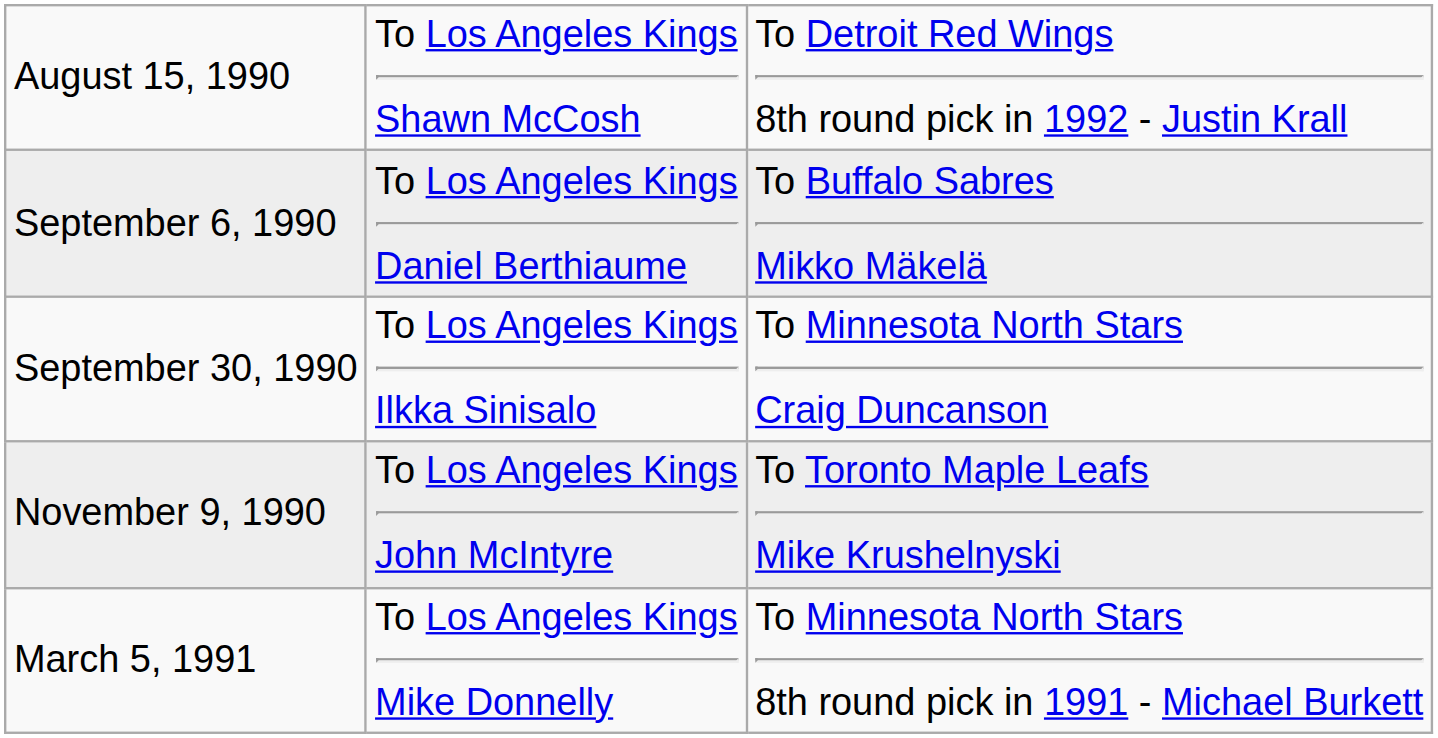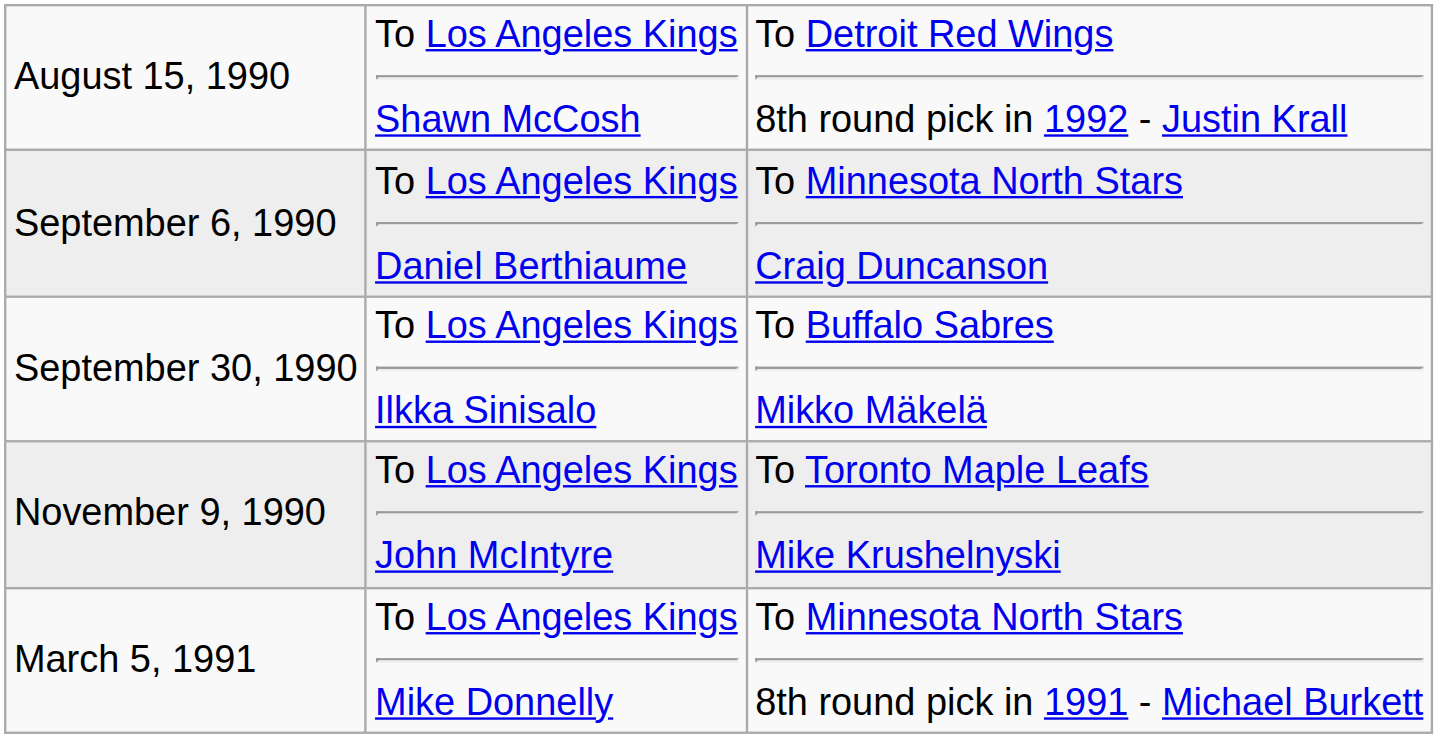(1089, 222) To Buffalo Sabres Mikko Mäkelä -> (1089, 222) To Minnesota North Stars Craig Duncanson
(1089, 368) To Minnesota North Stars Craig Duncanson -> (1089, 368) To Buffalo Sabres Mikko Mäkelä
